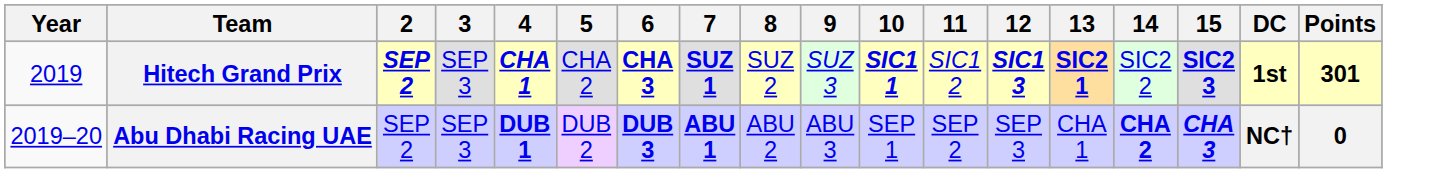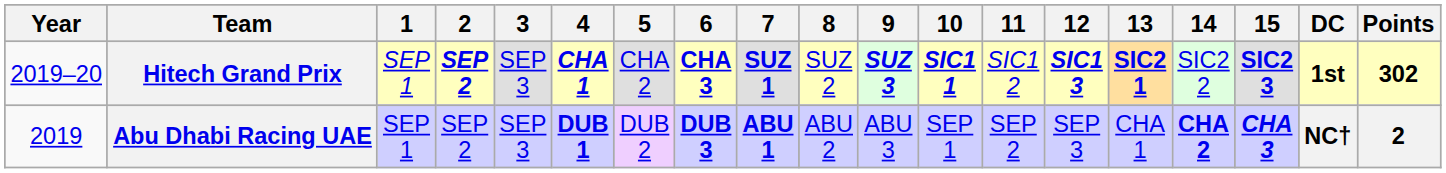+ column: (406, 23)
(56, 73) 2019 -> (56, 73) 2019–20
(830, 73) normal -> (888, 73) bold
(1340, 73) 301 -> (1398, 73) 302
(56, 136) 2019–20 -> (56, 136) 2019
(1340, 136) 0 -> (1398, 136) 2
